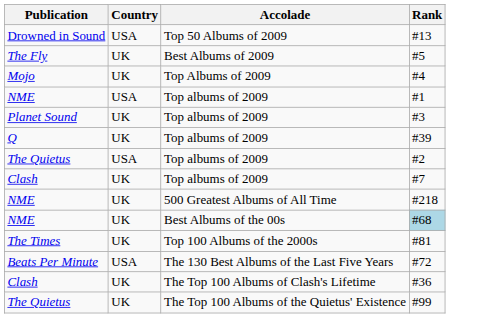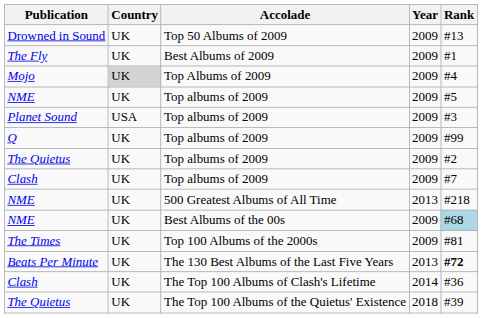+ column: (425, 14)
(124, 35) USA -> (121, 35) UK
(419, 55) #5 -> (450, 55) #1
(121, 76) no background -> (121, 76) lightgrey background
(124, 96) USA -> (121, 96) UK
(419, 96) #1 -> (450, 96) #5
(121, 117) UK -> (124, 117) USA
(422, 138) #39 -> (454, 138) #99
(124, 158) USA -> (121, 158) UK
(124, 261) USA -> (121, 261) UK
(422, 261) normal -> (454, 261) bold
(422, 302) #99 -> (454, 302) #39
